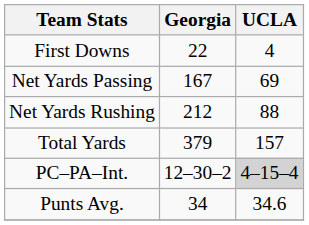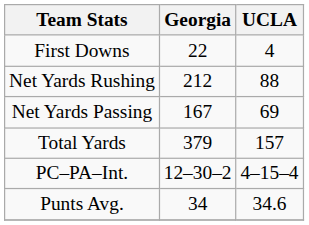rows swapped: (82, 111) <-> (82, 81)
(269, 173) lightgrey background -> (269, 173) no background
